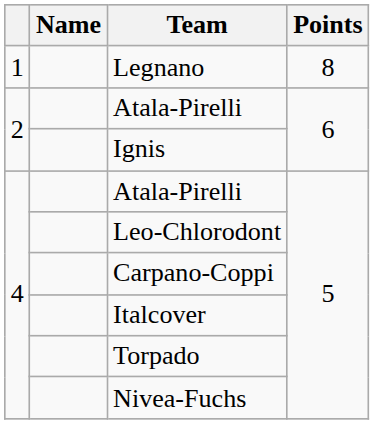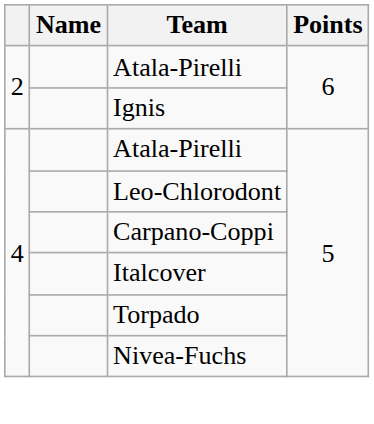- row: (17, 66)
